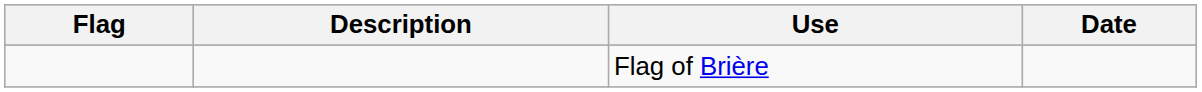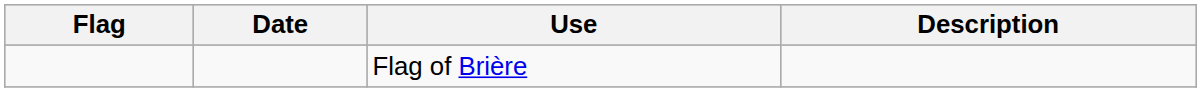columns swapped: (1109, 24) <-> (401, 24)
